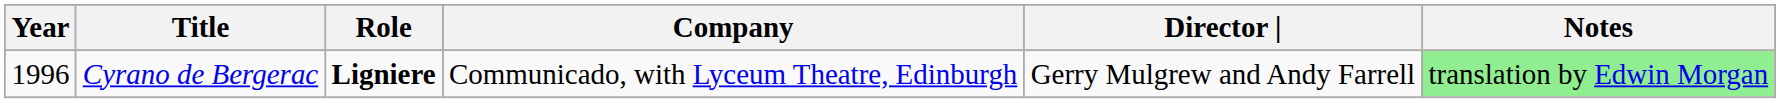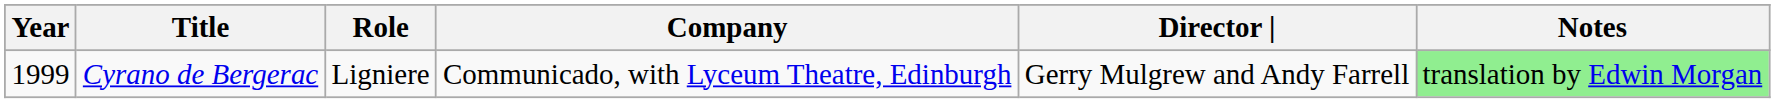(41, 73) 1996 -> (41, 73) 1999
(384, 73) bold -> (381, 73) normal
